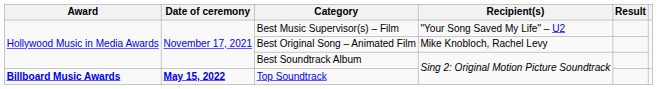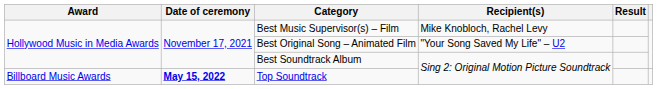(493, 28) "Your Song Saved My Life" – U2 -> (484, 28) Mike Knobloch, Rachel Levy
(484, 44) Mike Knobloch, Rachel Levy -> (493, 44) "Your Song Saved My Life" – U2
(63, 76) bold -> (59, 76) normal
